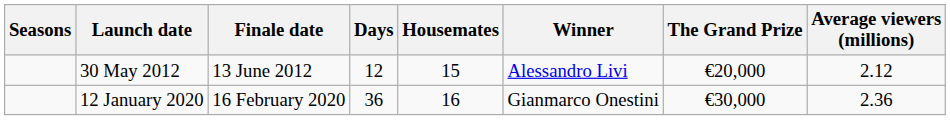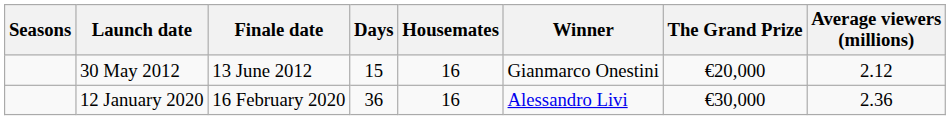(374, 70) 12 -> (374, 70) 15
(451, 70) 15 -> (451, 70) 16
(568, 70) Alessandro Livi -> (583, 70) Gianmarco Onestini
(583, 99) Gianmarco Onestini -> (568, 99) Alessandro Livi
